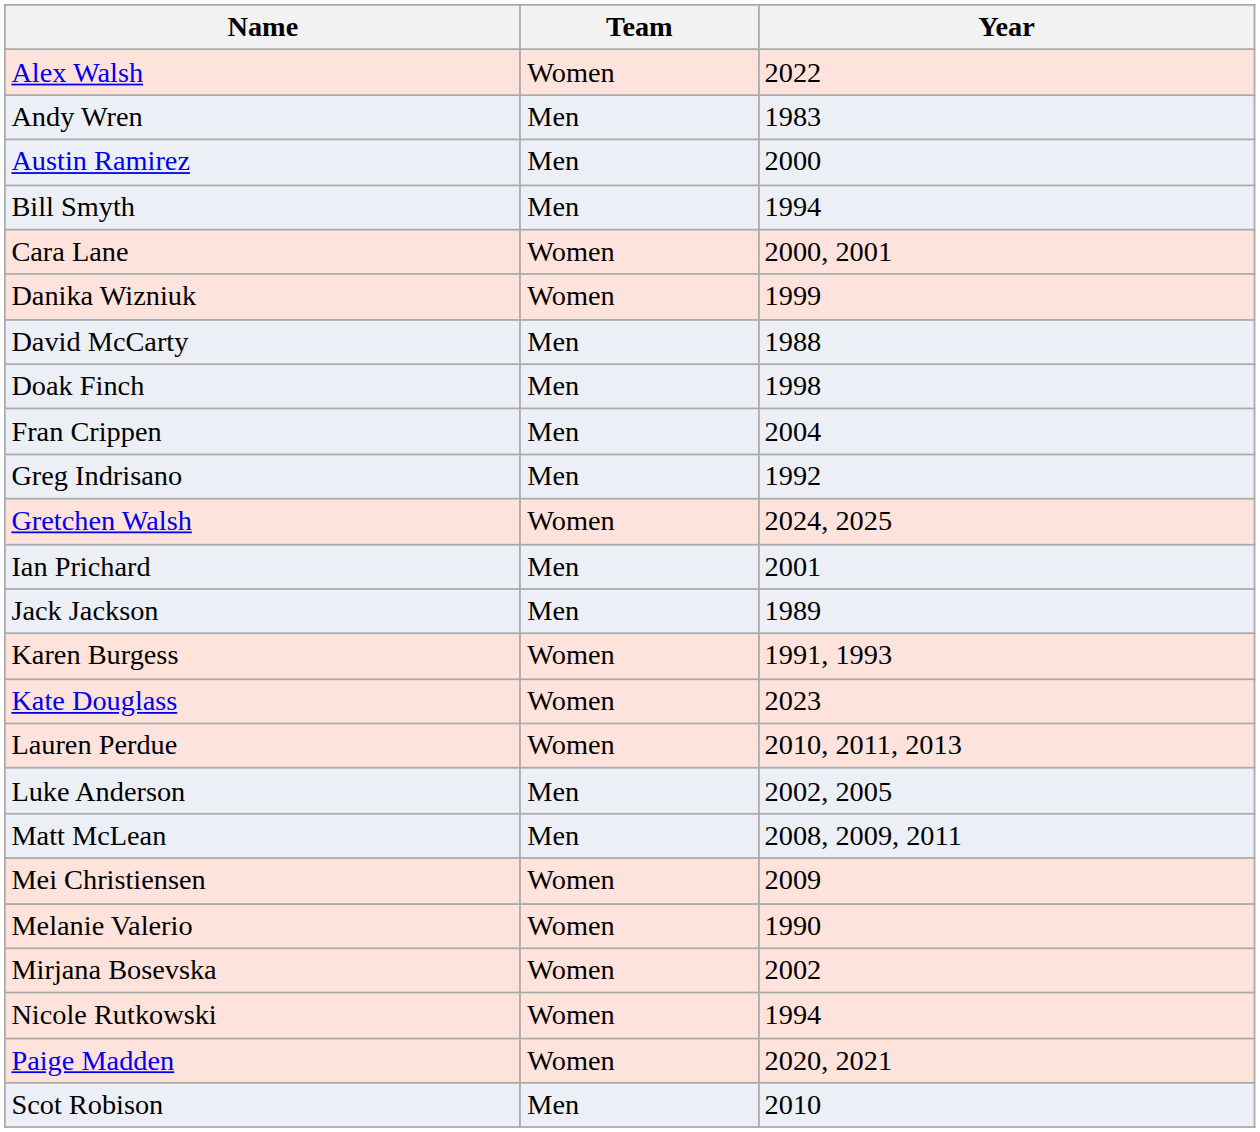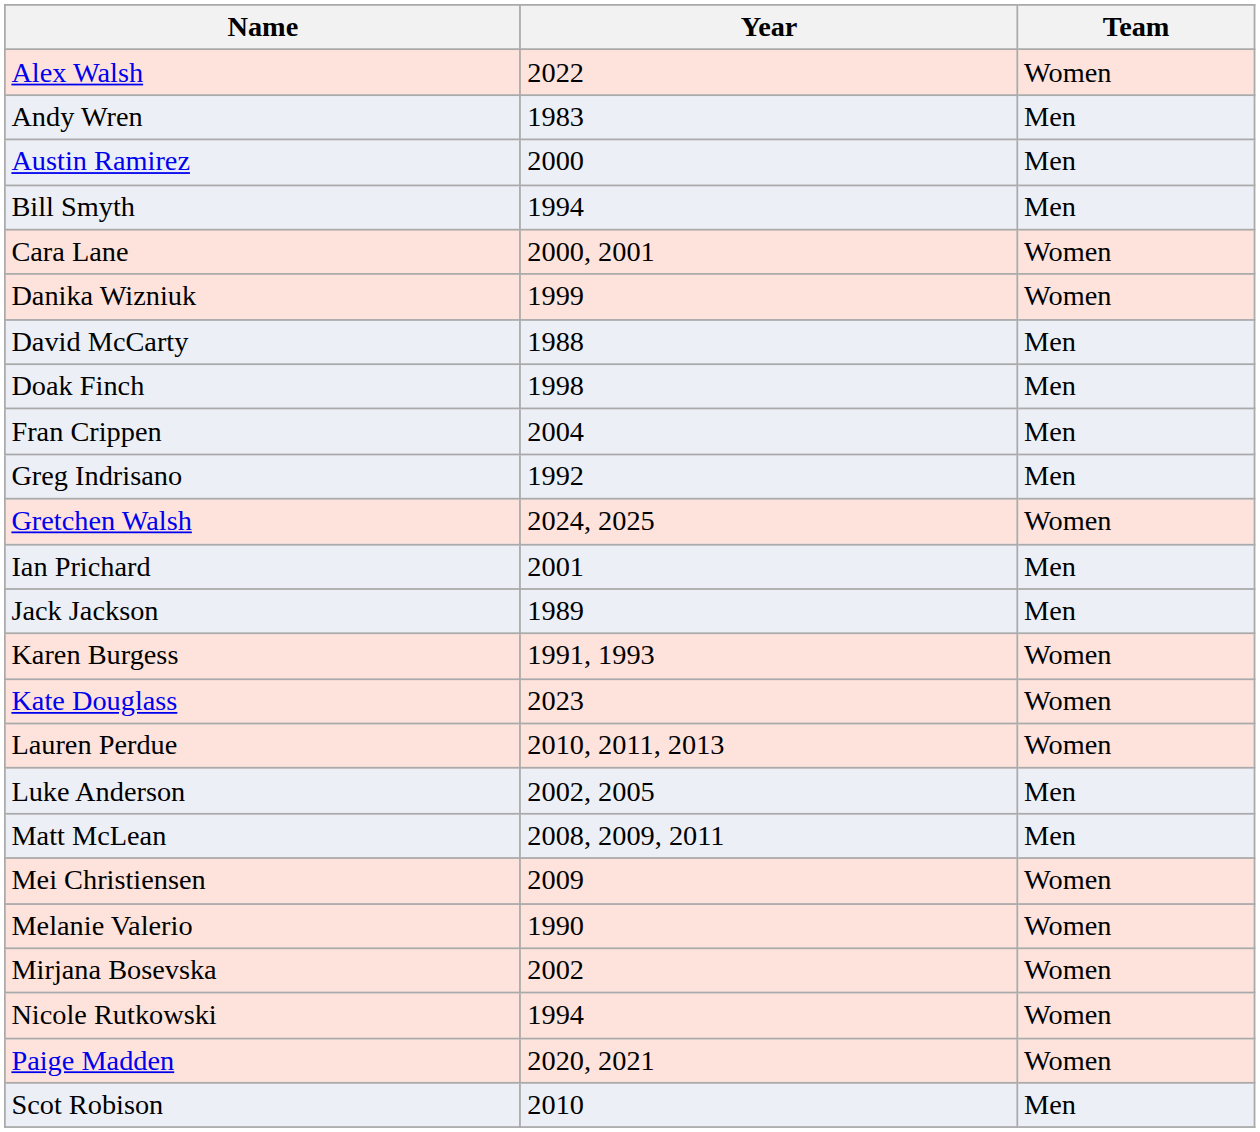columns swapped: (639, 26) <-> (1006, 26)
